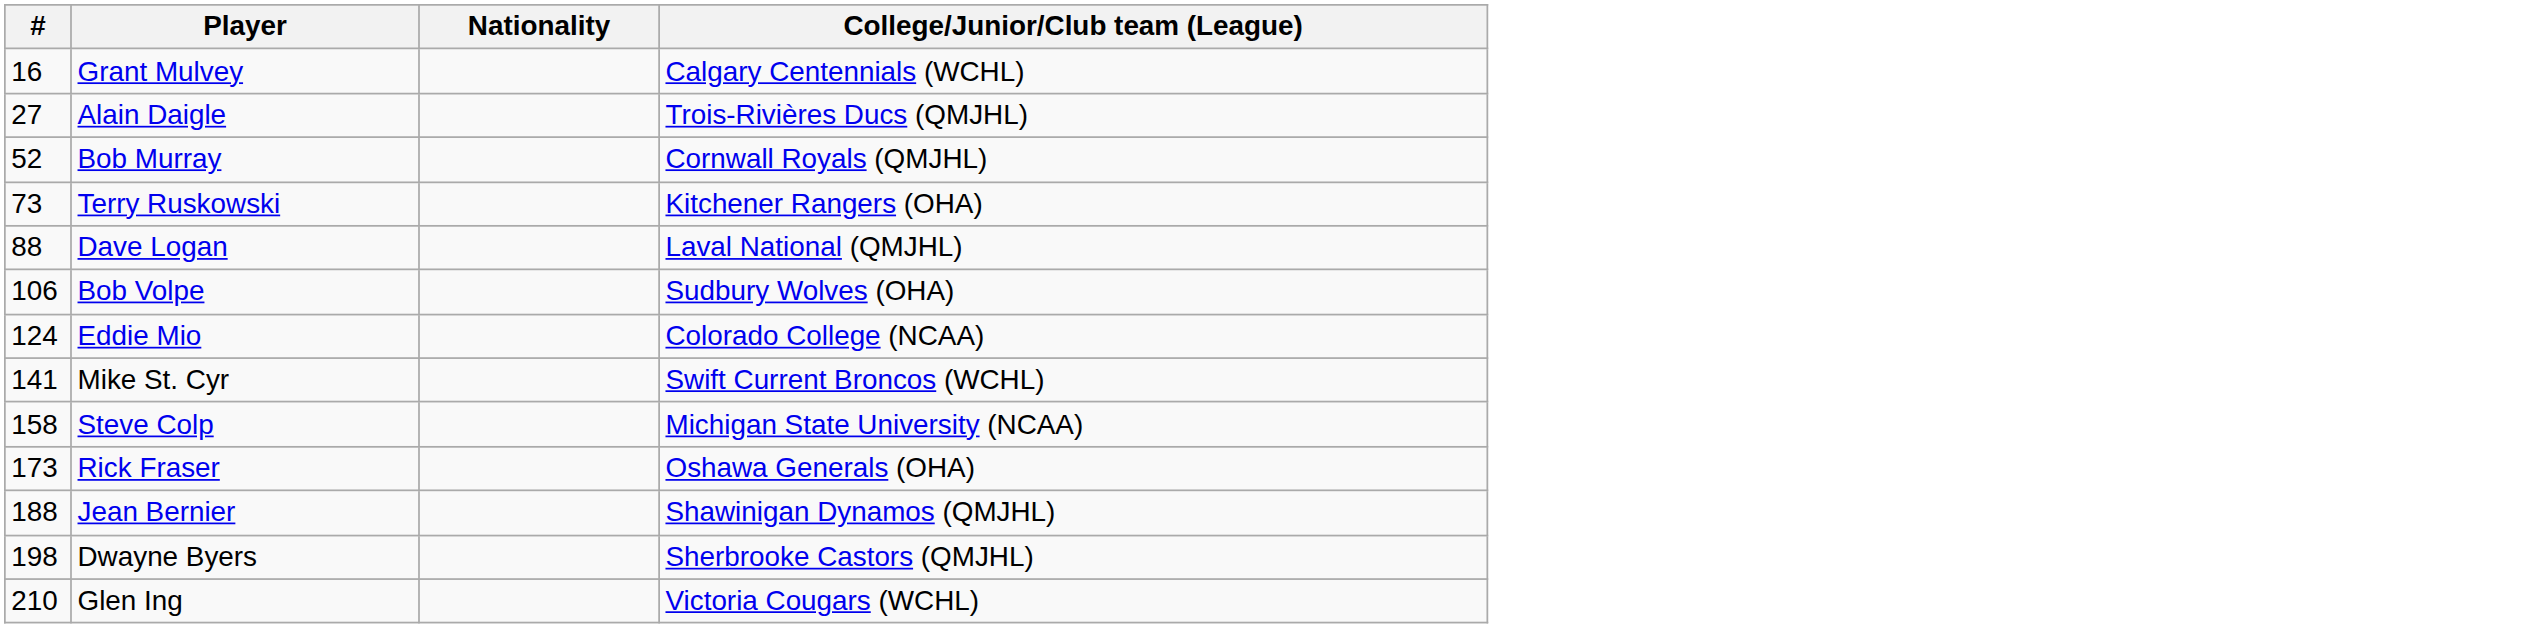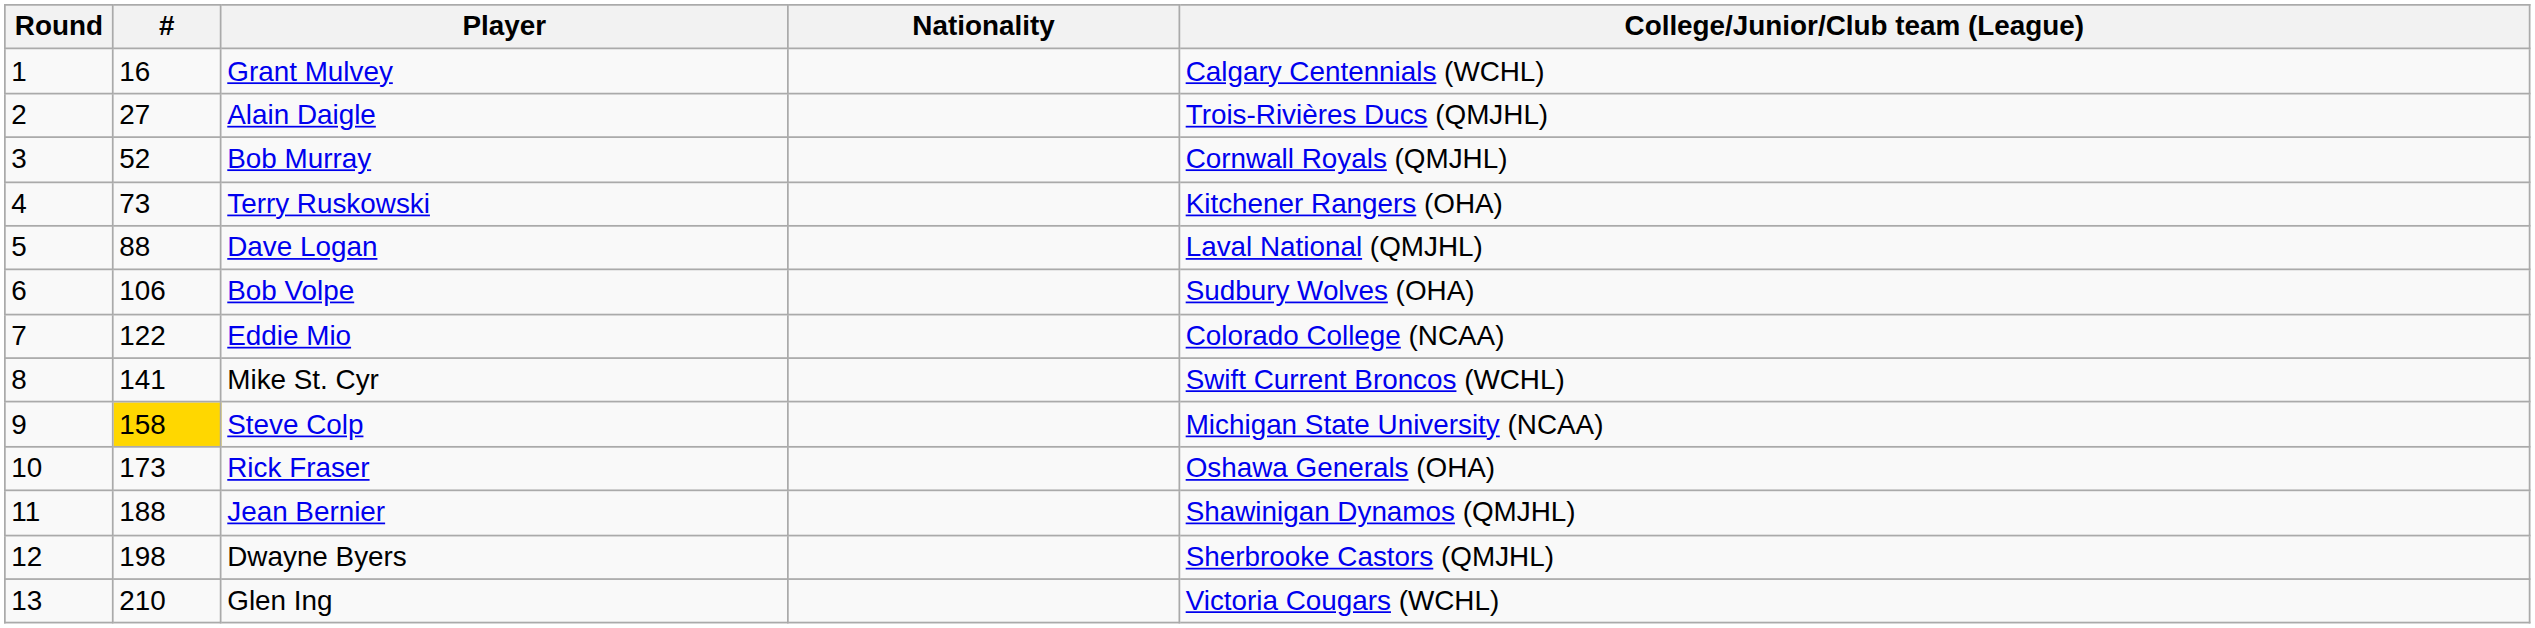+ column: (59, 26)
(35, 335) 124 -> (143, 335) 122
(35, 423) no background -> (143, 423) gold background
